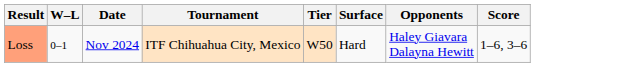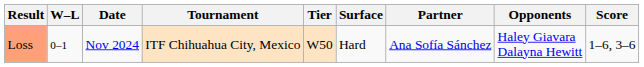+ column: (440, 15)
